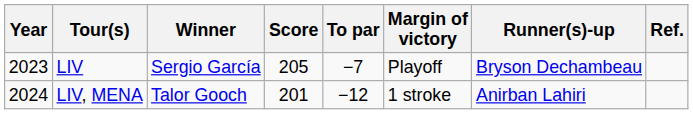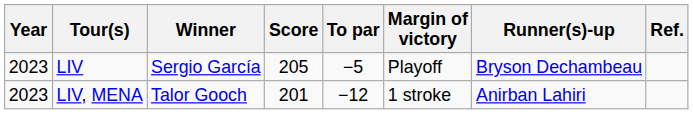(353, 67) −7 -> (353, 67) −5
(28, 95) 2024 -> (28, 95) 2023
